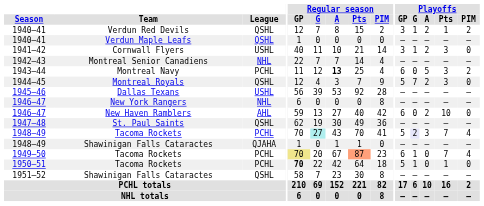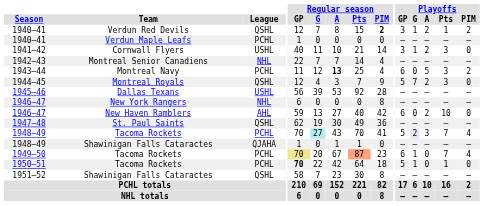(382, 30) normal -> (382, 30) bold
(264, 40) QSHL -> (264, 40) PCHL
